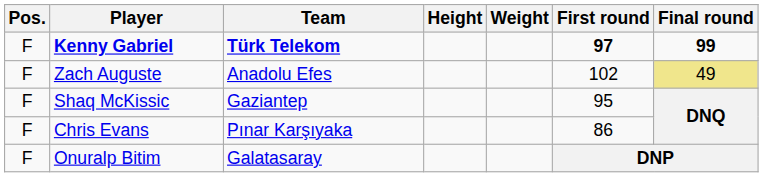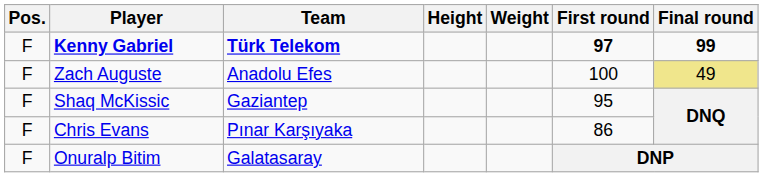(603, 74) 102 -> (603, 74) 100
